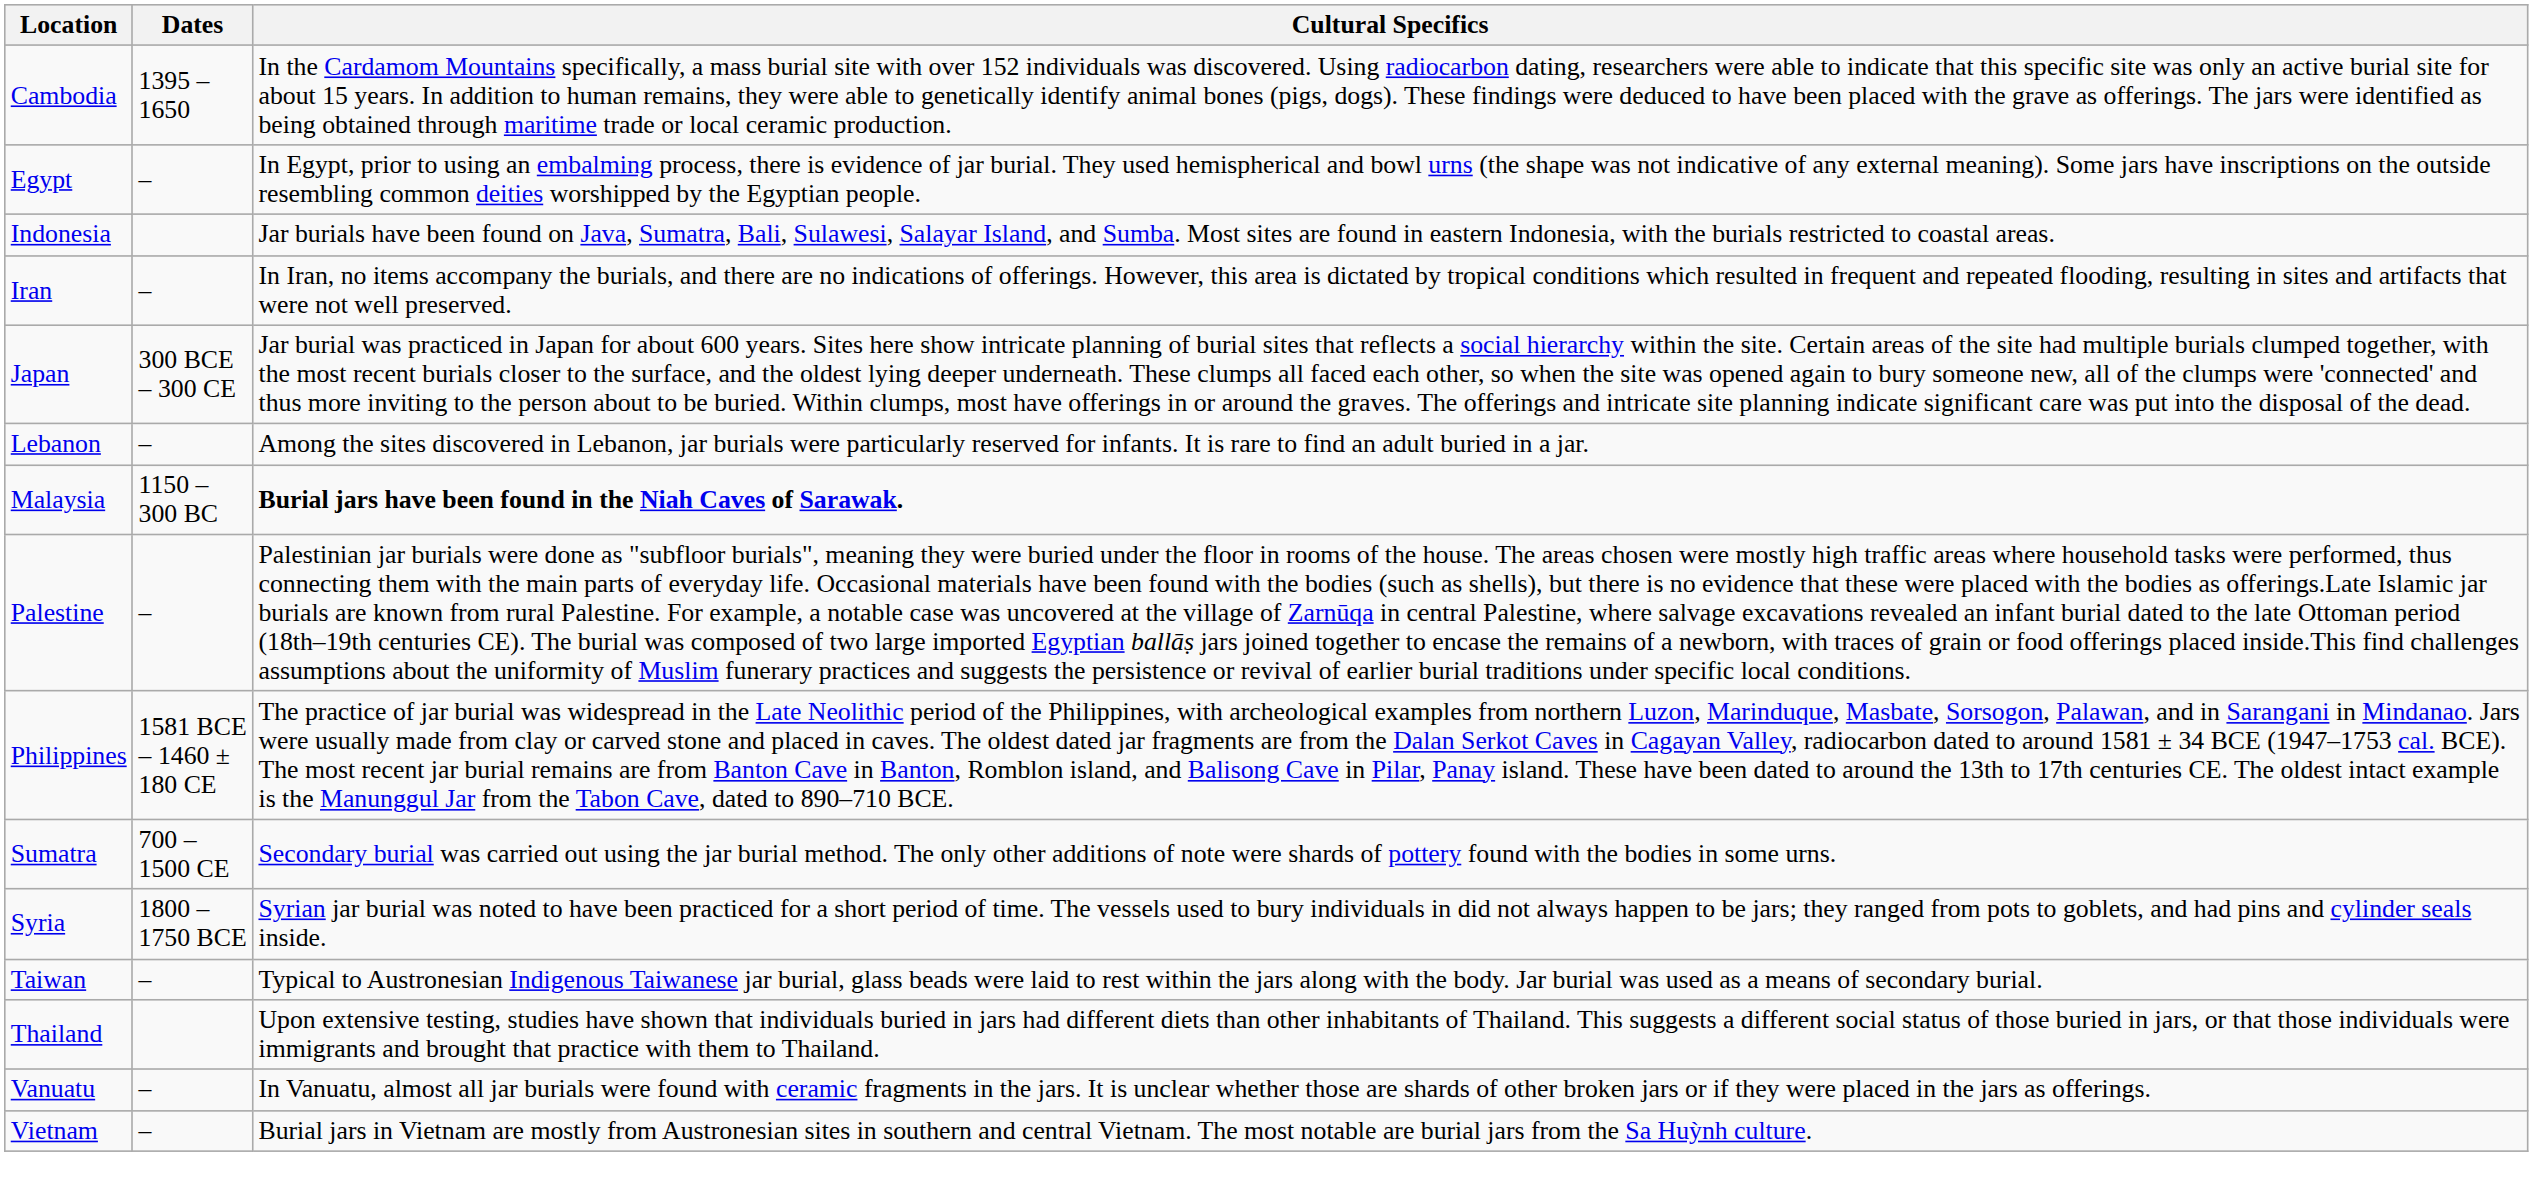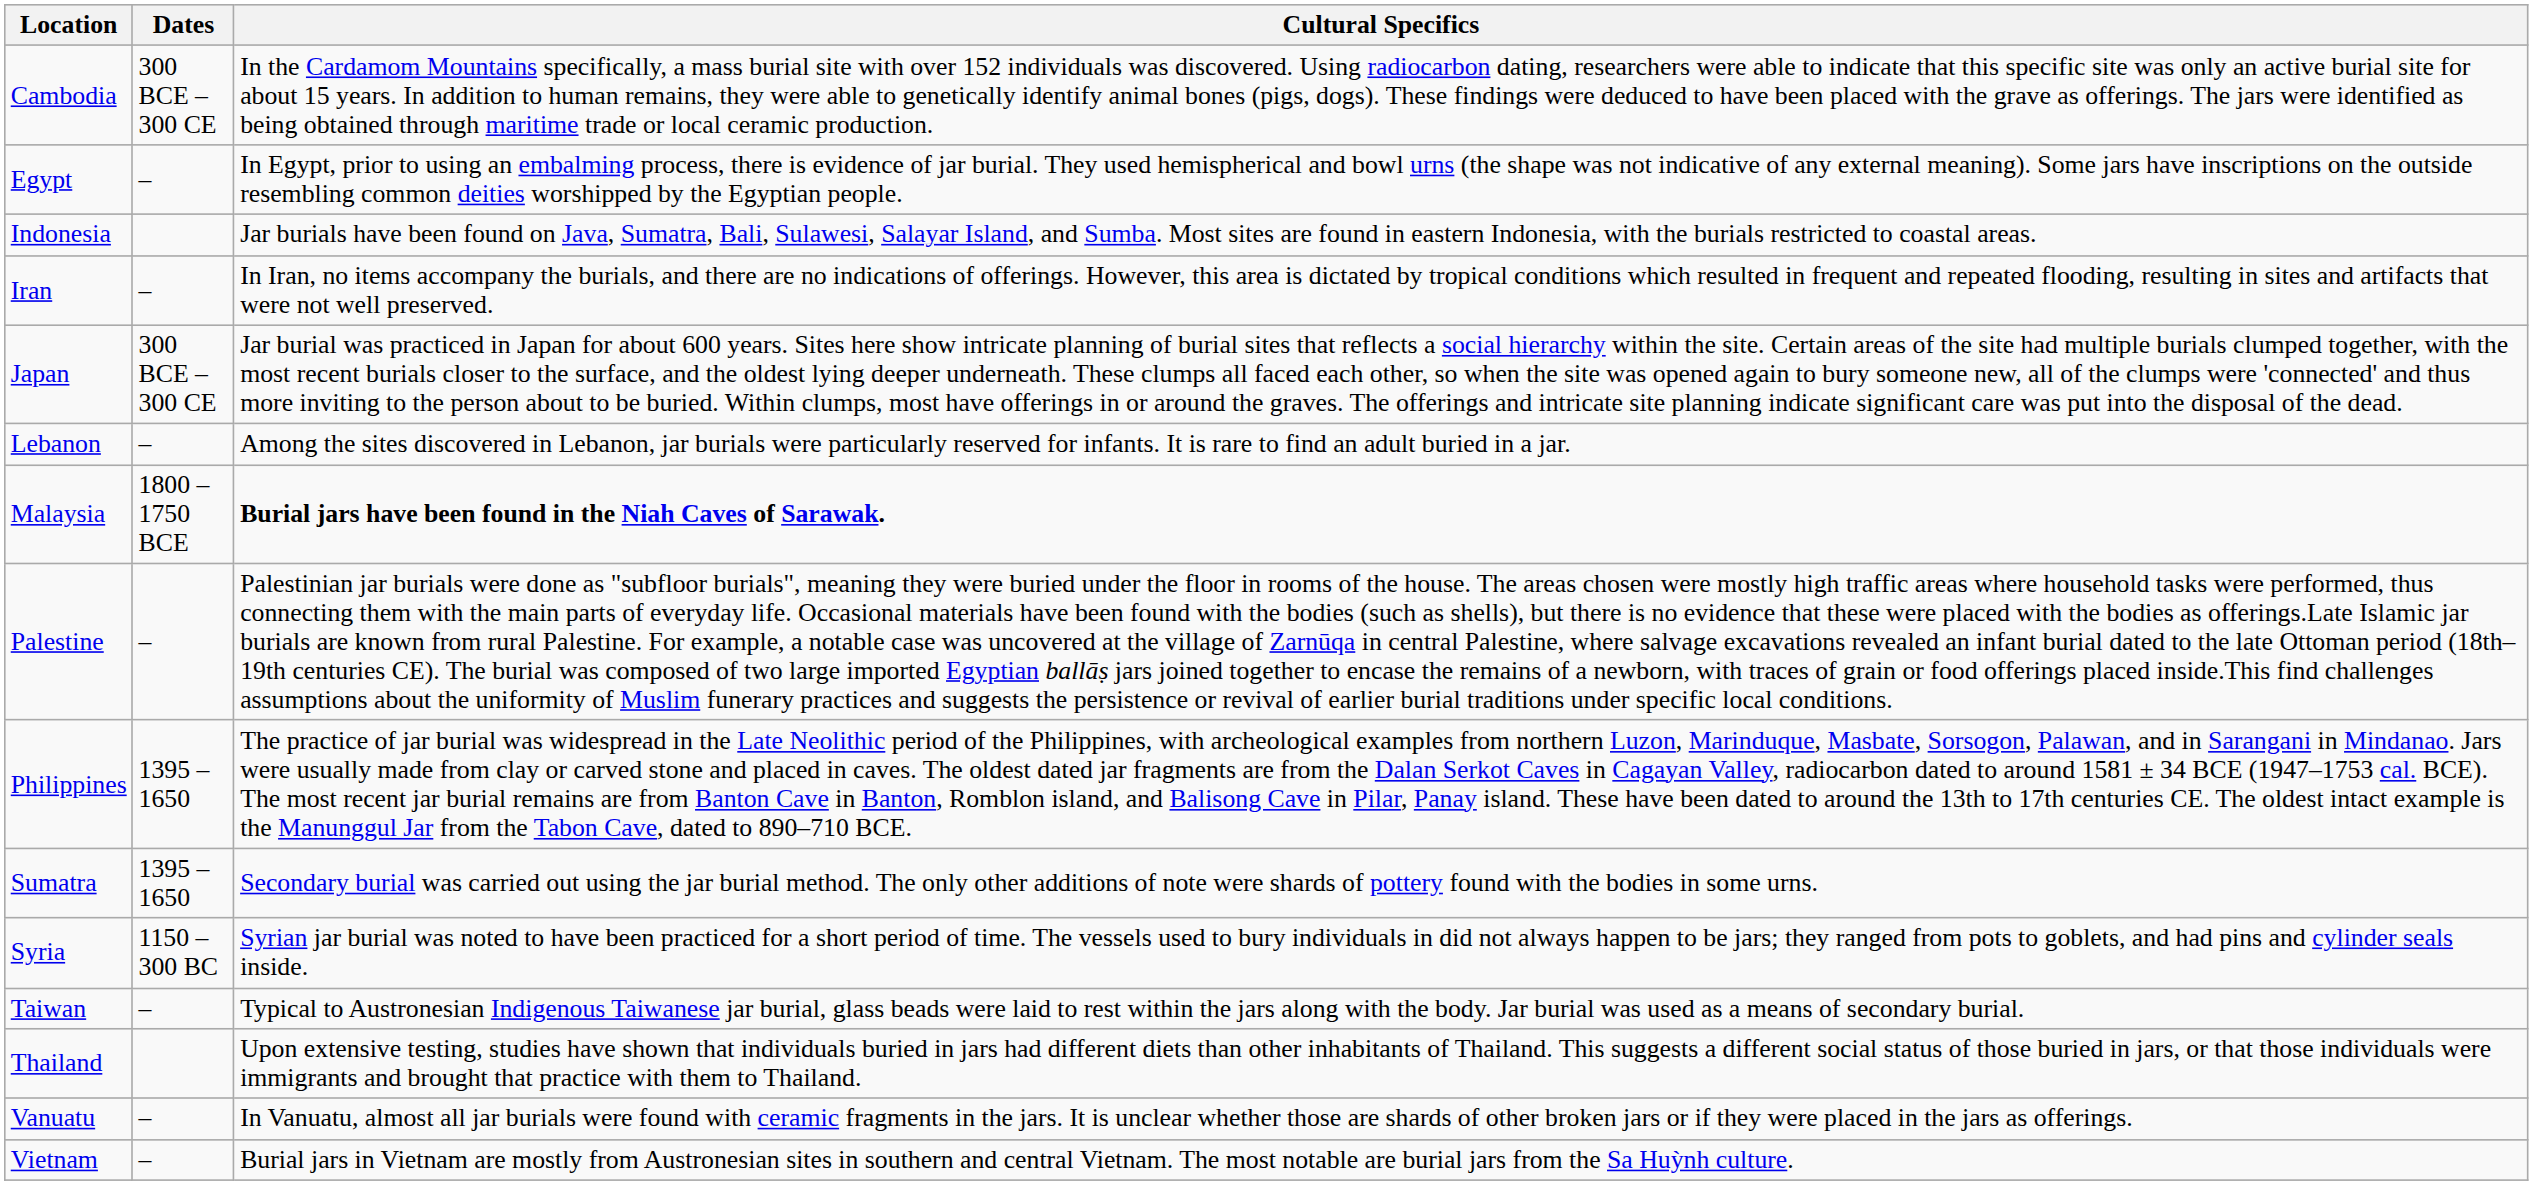(174, 94) 1395 – 1650 -> (178, 94) 300 BCE – 300 CE
(178, 499) 1150 – 300 BC -> (174, 513) 1800 – 1750 BCE
(193, 754) 1581 BCE – 1460 ± 180 CE -> (174, 783) 1395 – 1650
(184, 853) 700 – 1500 CE -> (174, 882) 1395 – 1650
(193, 923) 1800 – 1750 BCE -> (178, 952) 1150 – 300 BC
